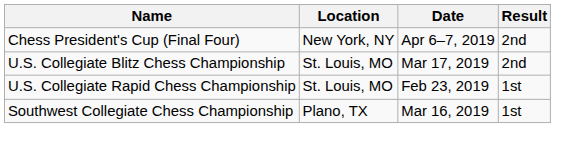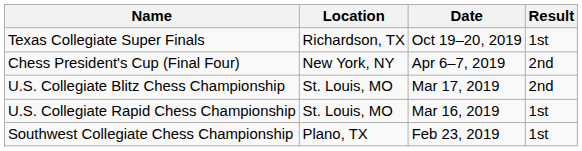+ row: (106, 39)
(445, 87) Feb 23, 2019 -> (456, 110) Mar 16, 2019
(445, 110) Mar 16, 2019 -> (456, 134) Feb 23, 2019
